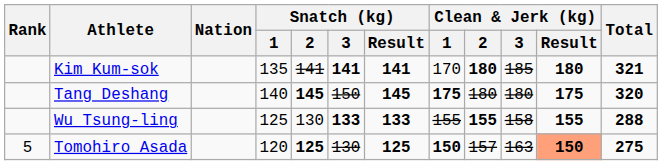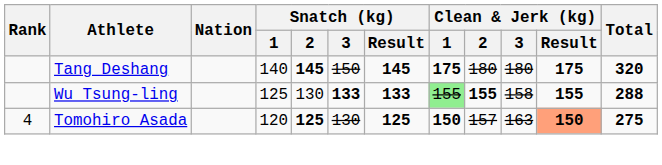- row: (106, 69)
(447, 121) no background -> (447, 95) lightgreen background
(27, 147) 5 -> (27, 121) 4
